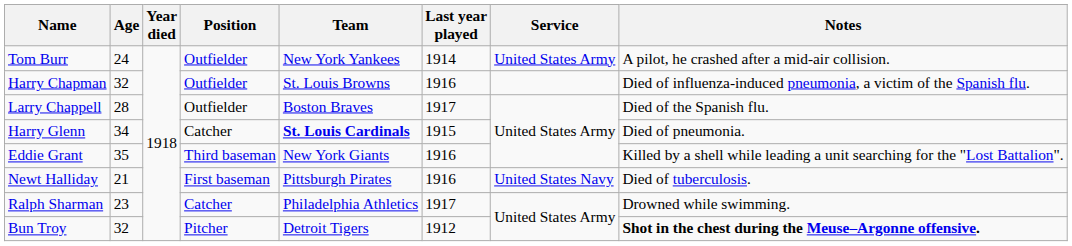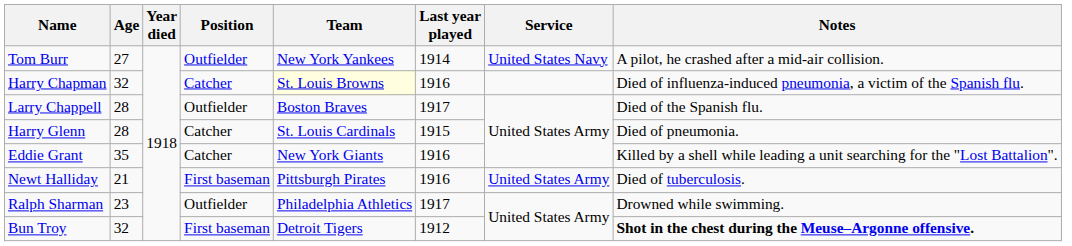(121, 58) 24 -> (121, 58) 27
(555, 58) United States Army -> (548, 58) United States Navy
(216, 82) Outfielder -> (208, 82) Catcher
(336, 82) no background -> (330, 82) lightyellow background
(121, 131) 34 -> (121, 131) 28
(346, 131) bold -> (336, 131) normal
(230, 155) Third baseman -> (208, 155) Catcher
(554, 180) United States Navy -> (549, 180) United States Army
(208, 204) Catcher -> (216, 204) Outfielder
(206, 228) Pitcher -> (227, 228) First baseman
